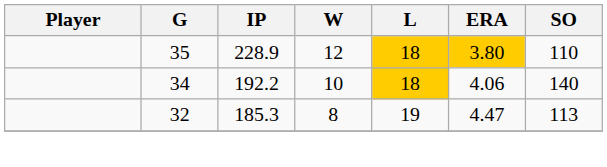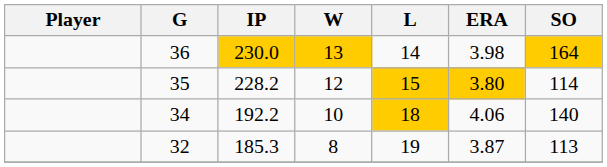+ row: (180, 51)
(256, 51) 228.9 -> (256, 83) 228.2
(410, 51) 18 -> (410, 83) 15
(564, 51) 110 -> (564, 83) 114
(487, 114) 4.47 -> (487, 146) 3.87
